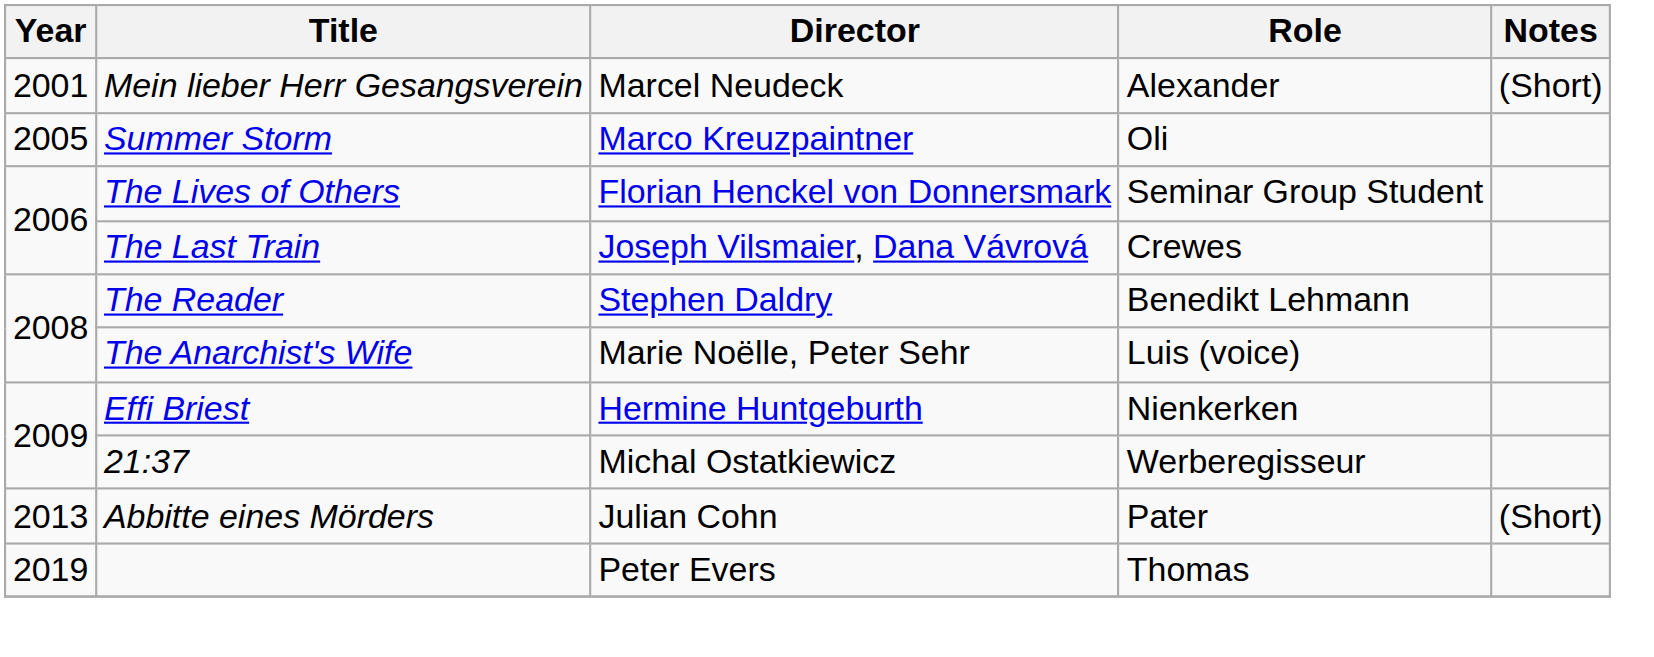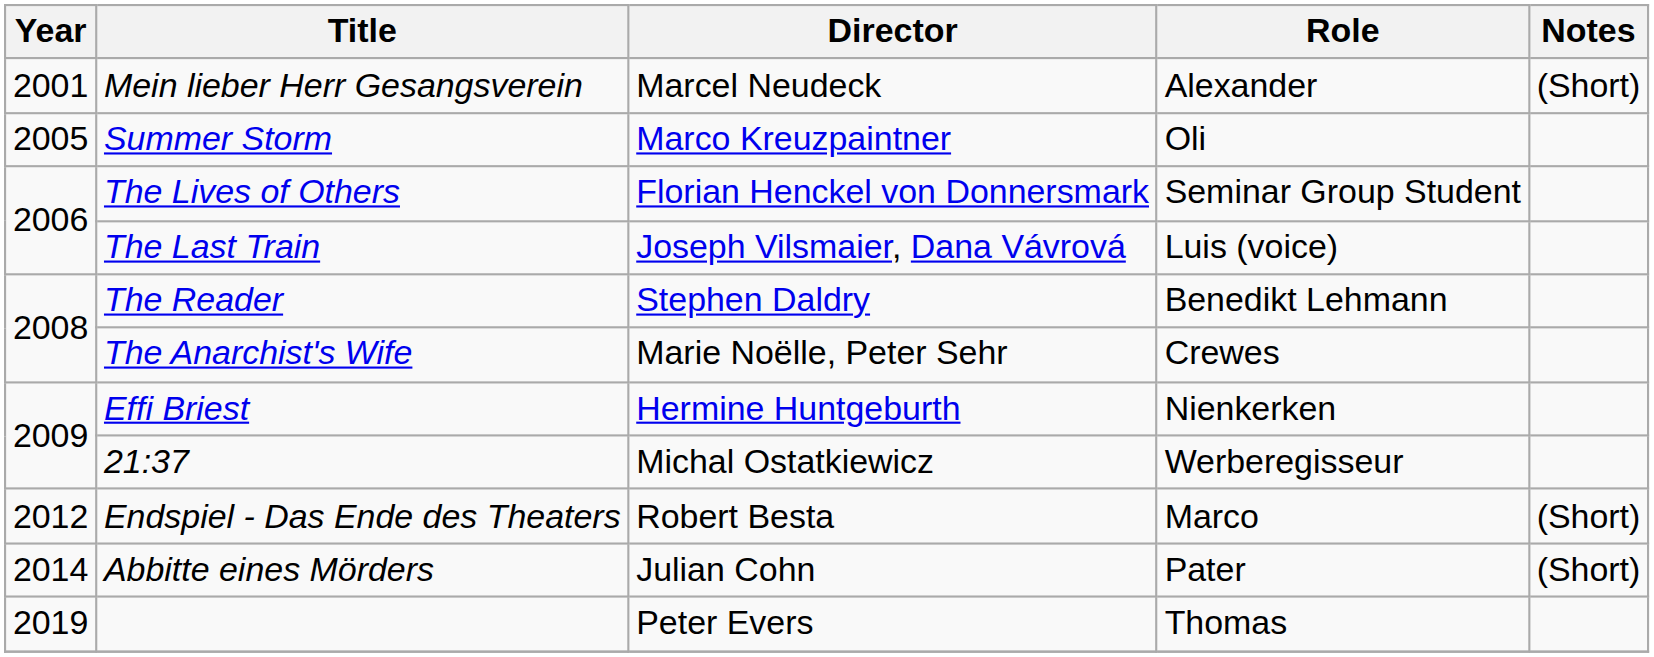(1184, 246) Crewes -> (1251, 246) Luis (voice)
(1214, 354) Luis (voice) -> (1222, 354) Crewes
+ row: (362, 515)
(51, 515) 2013 -> (51, 569) 2014
